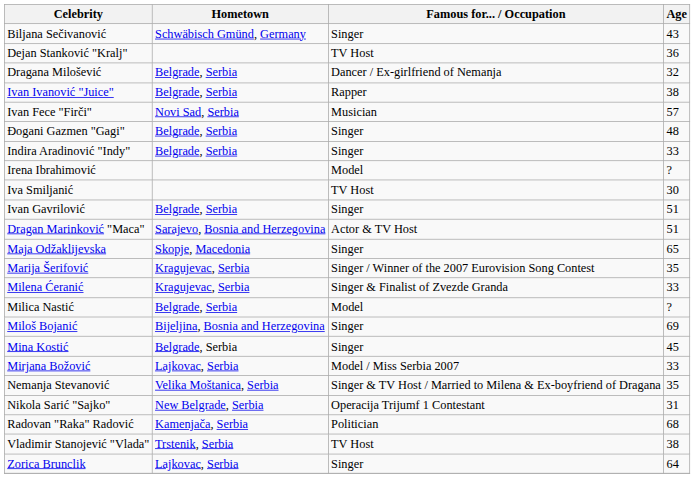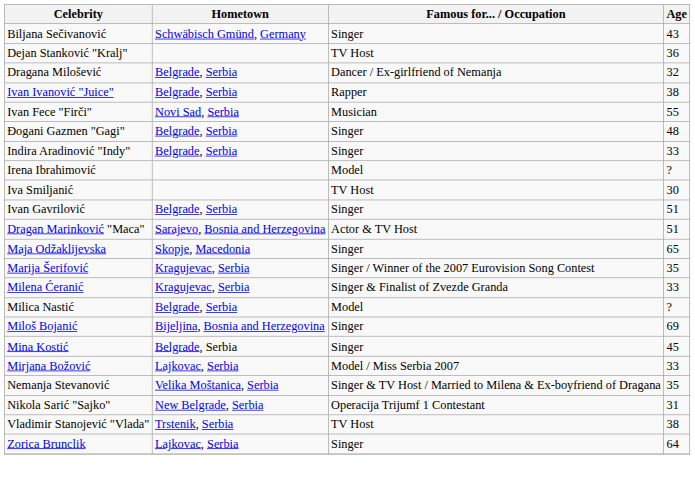(673, 111) 57 -> (673, 111) 55
- row: (70, 424)
